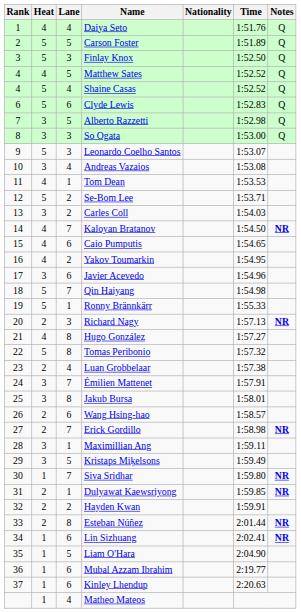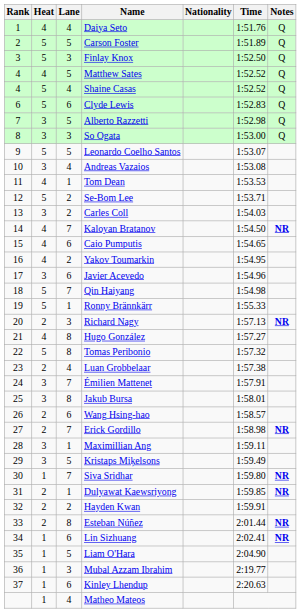(69, 151) 3 -> (69, 151) 5
(69, 569) 6 -> (69, 569) 3
